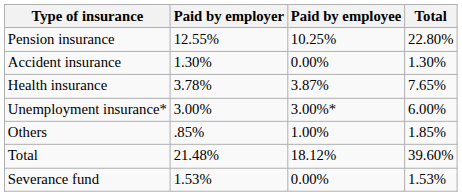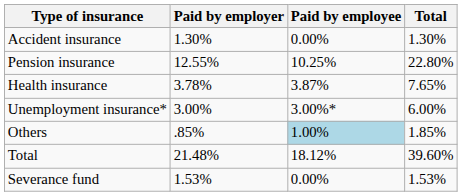rows swapped: (61, 39) <-> (64, 62)
(310, 132) no background -> (310, 132) lightblue background
